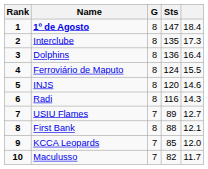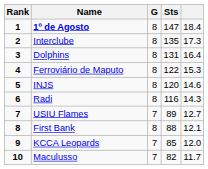(171, 56) 136 -> (171, 56) 131
(171, 70) 124 -> (171, 70) 122
(192, 70) 15.5 -> (192, 70) 15.3
